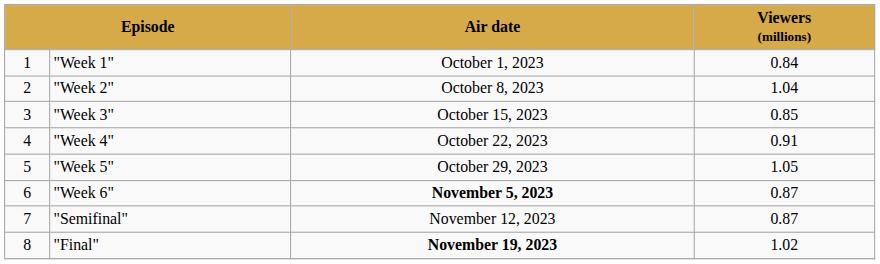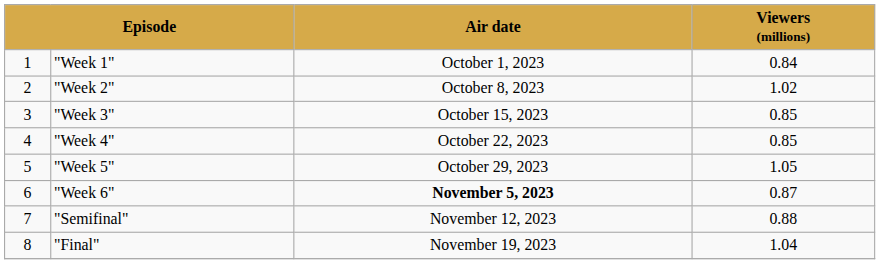(784, 88) 1.04 -> (783, 88) 1.02
(784, 141) 0.91 -> (783, 141) 0.85
(784, 219) 0.87 -> (783, 219) 0.88
(492, 245) bold -> (493, 245) normal
(784, 245) 1.02 -> (783, 245) 1.04
